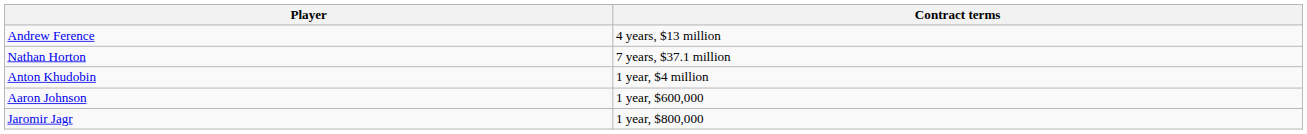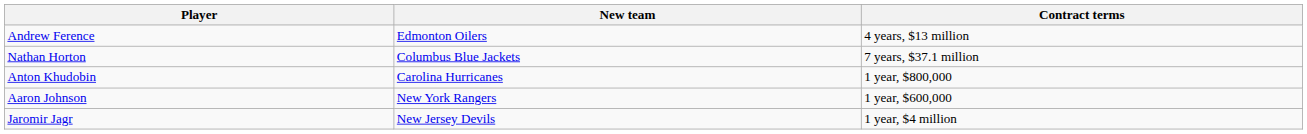+ column: (627, 14)
(662, 77) 1 year, $4 million -> (908, 77) 1 year, $800,000
(660, 118) 1 year, $800,000 -> (911, 118) 1 year, $4 million
